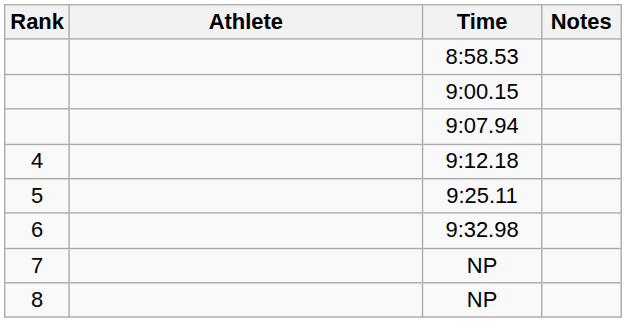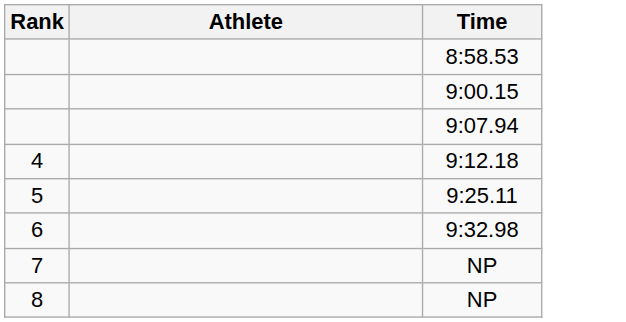- column: (581, 21)
